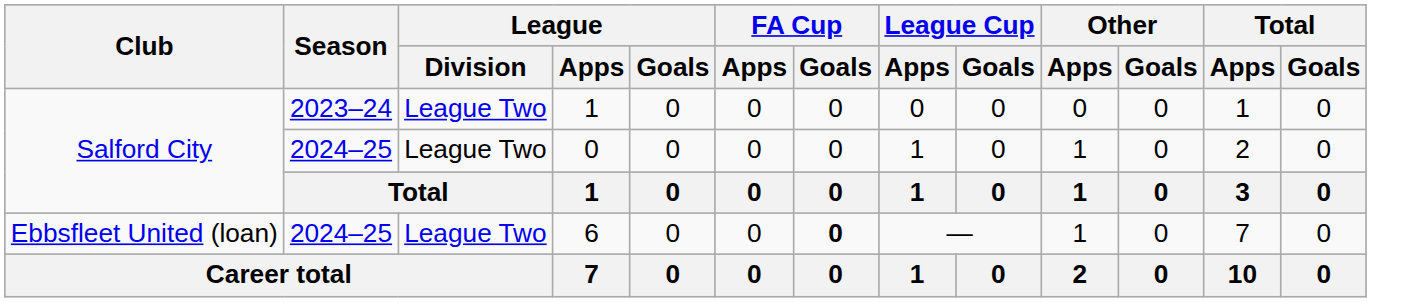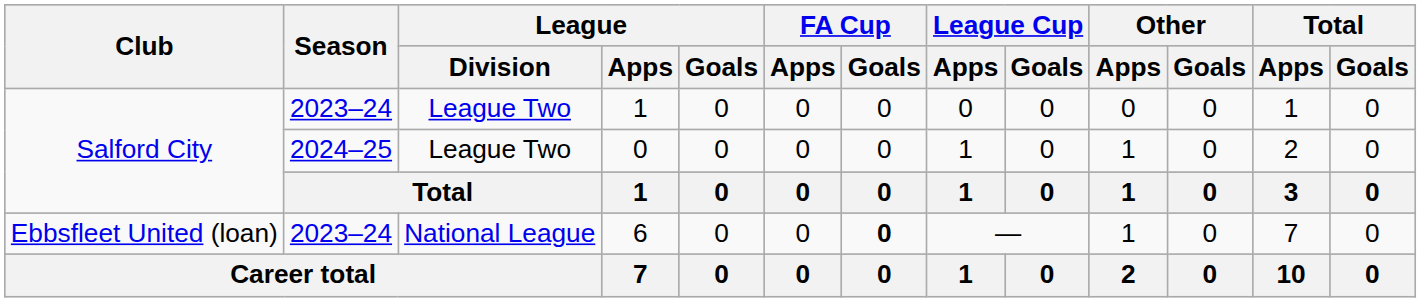(341, 233) 2024–25 -> (341, 233) 2023–24
(475, 233) League Two -> (500, 233) National League
